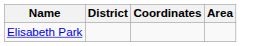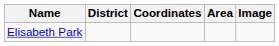+ column: (255, 13)
